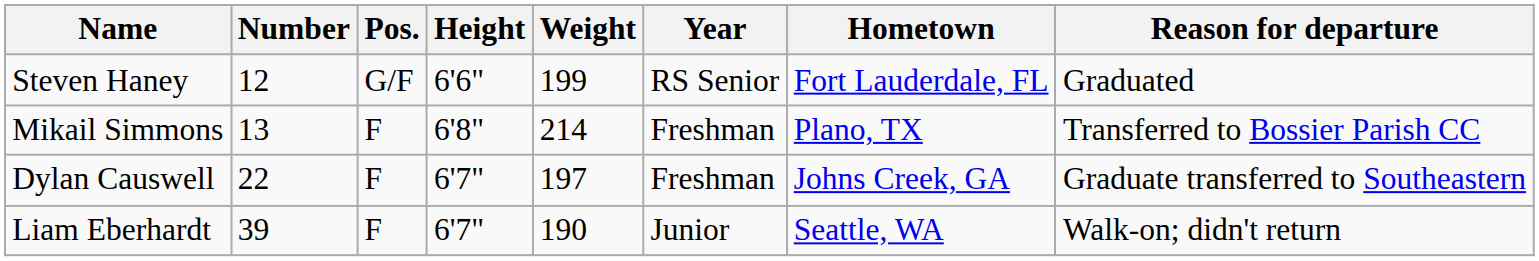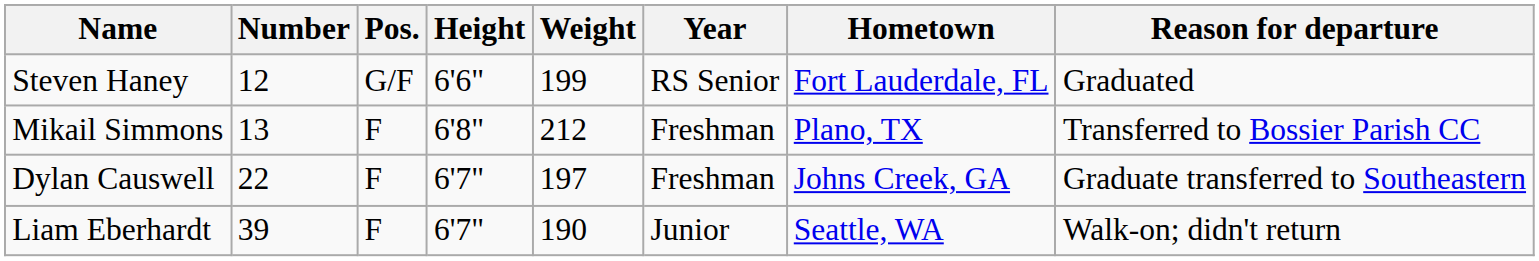(563, 129) 214 -> (563, 129) 212
